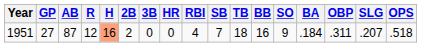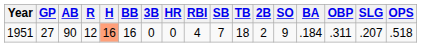columns swapped: (129, 13) <-> (263, 13)
(70, 32) 87 -> (70, 32) 90
